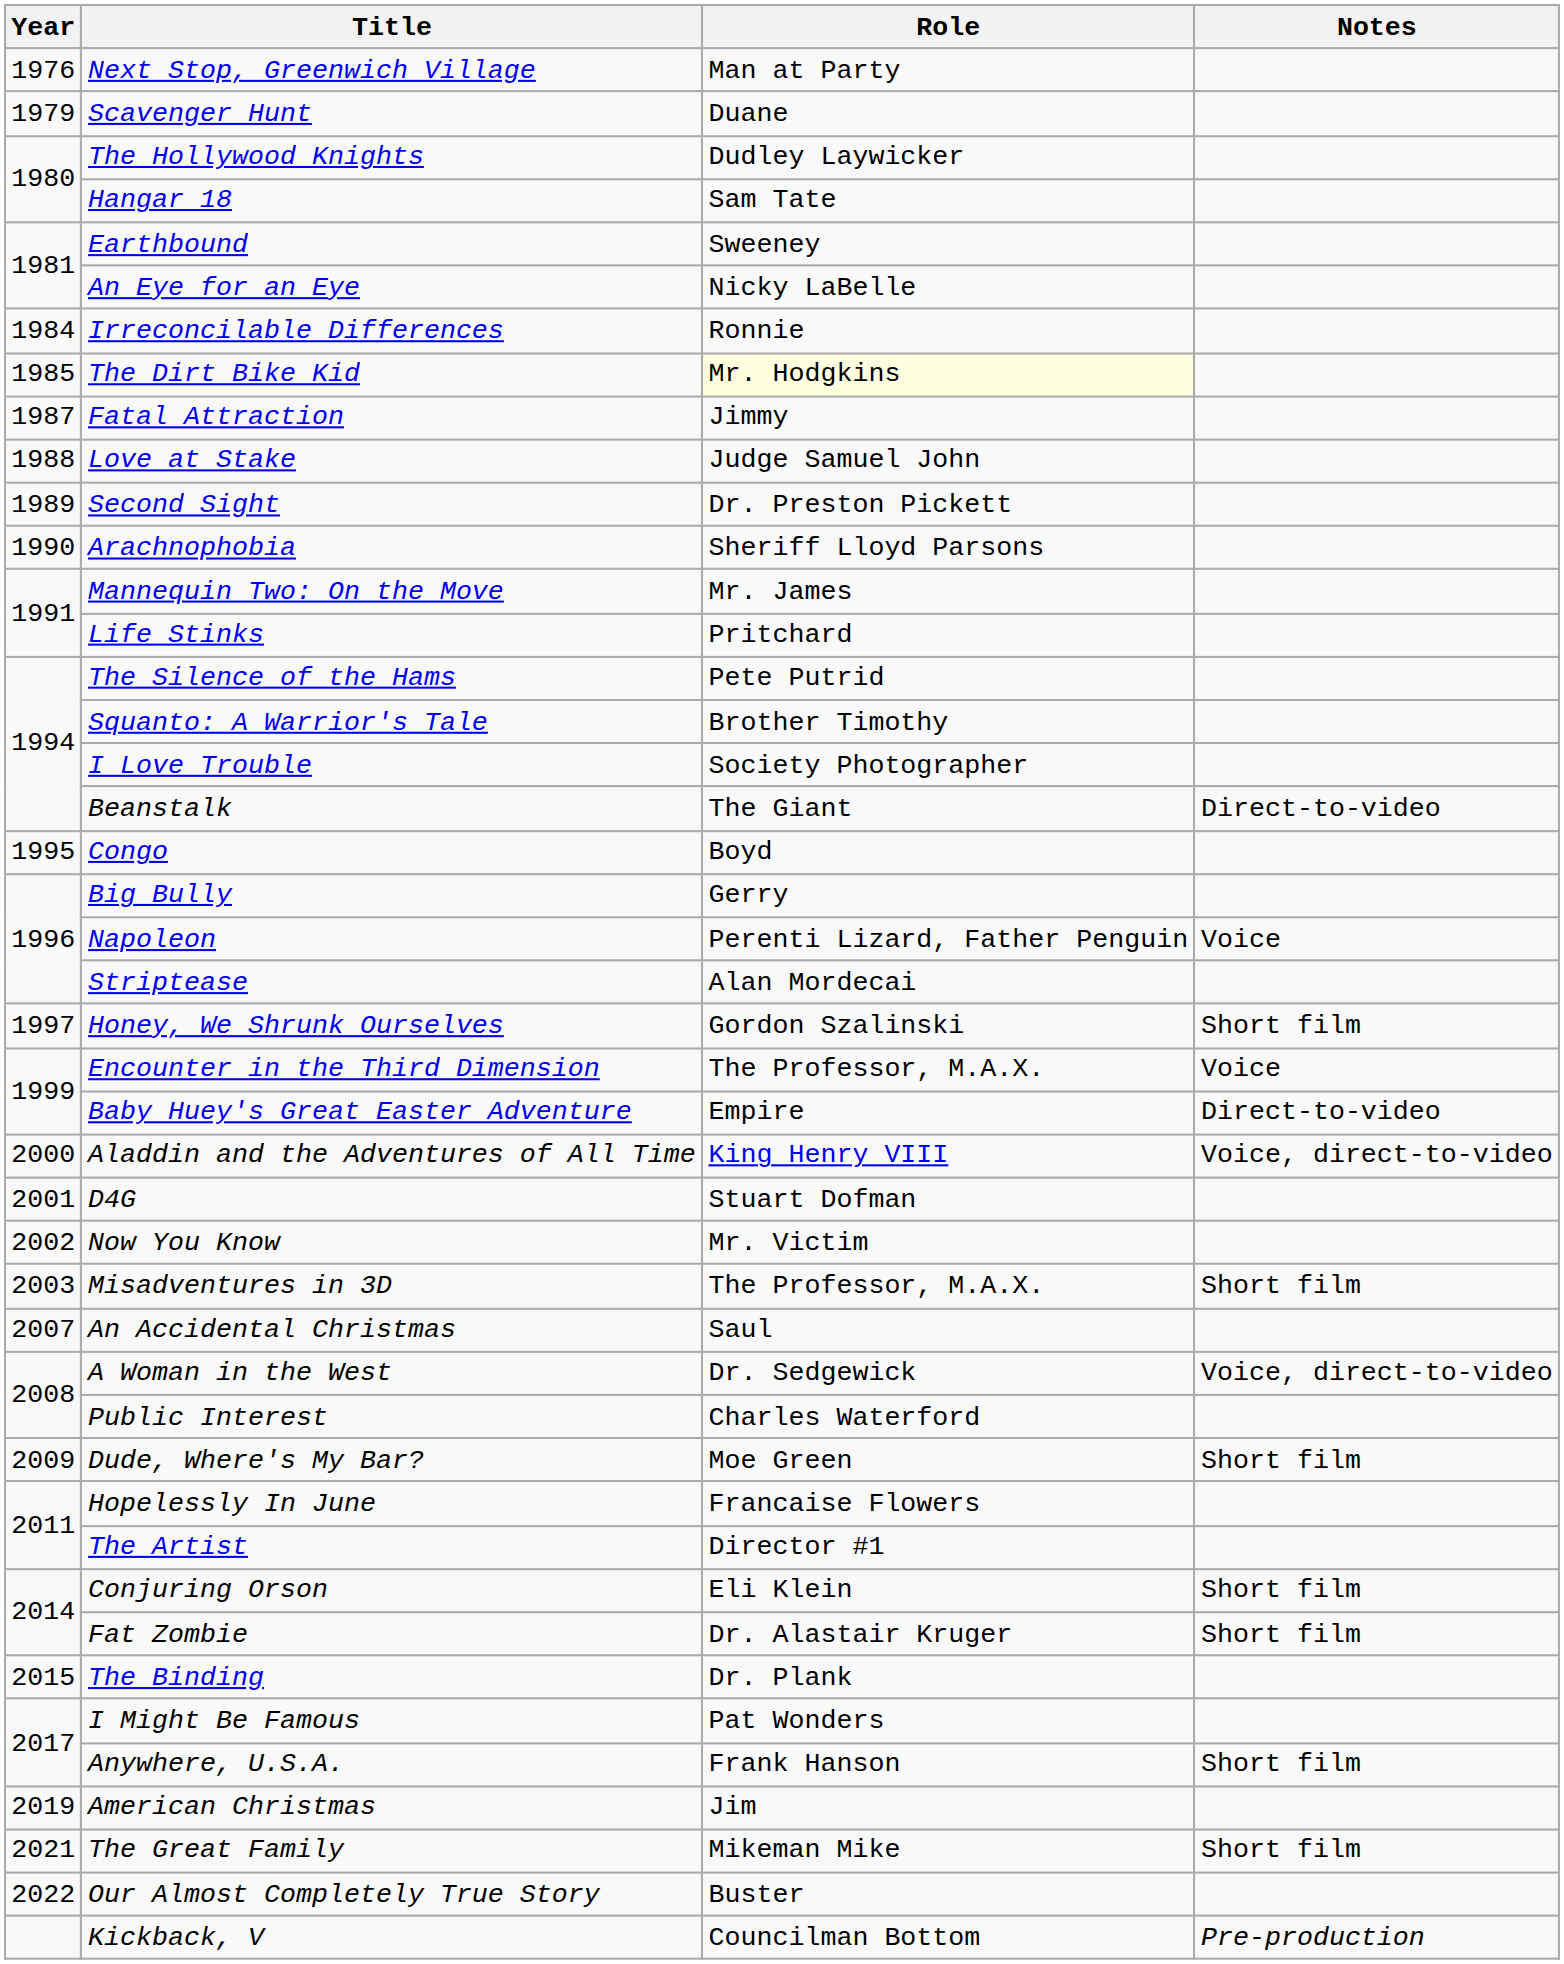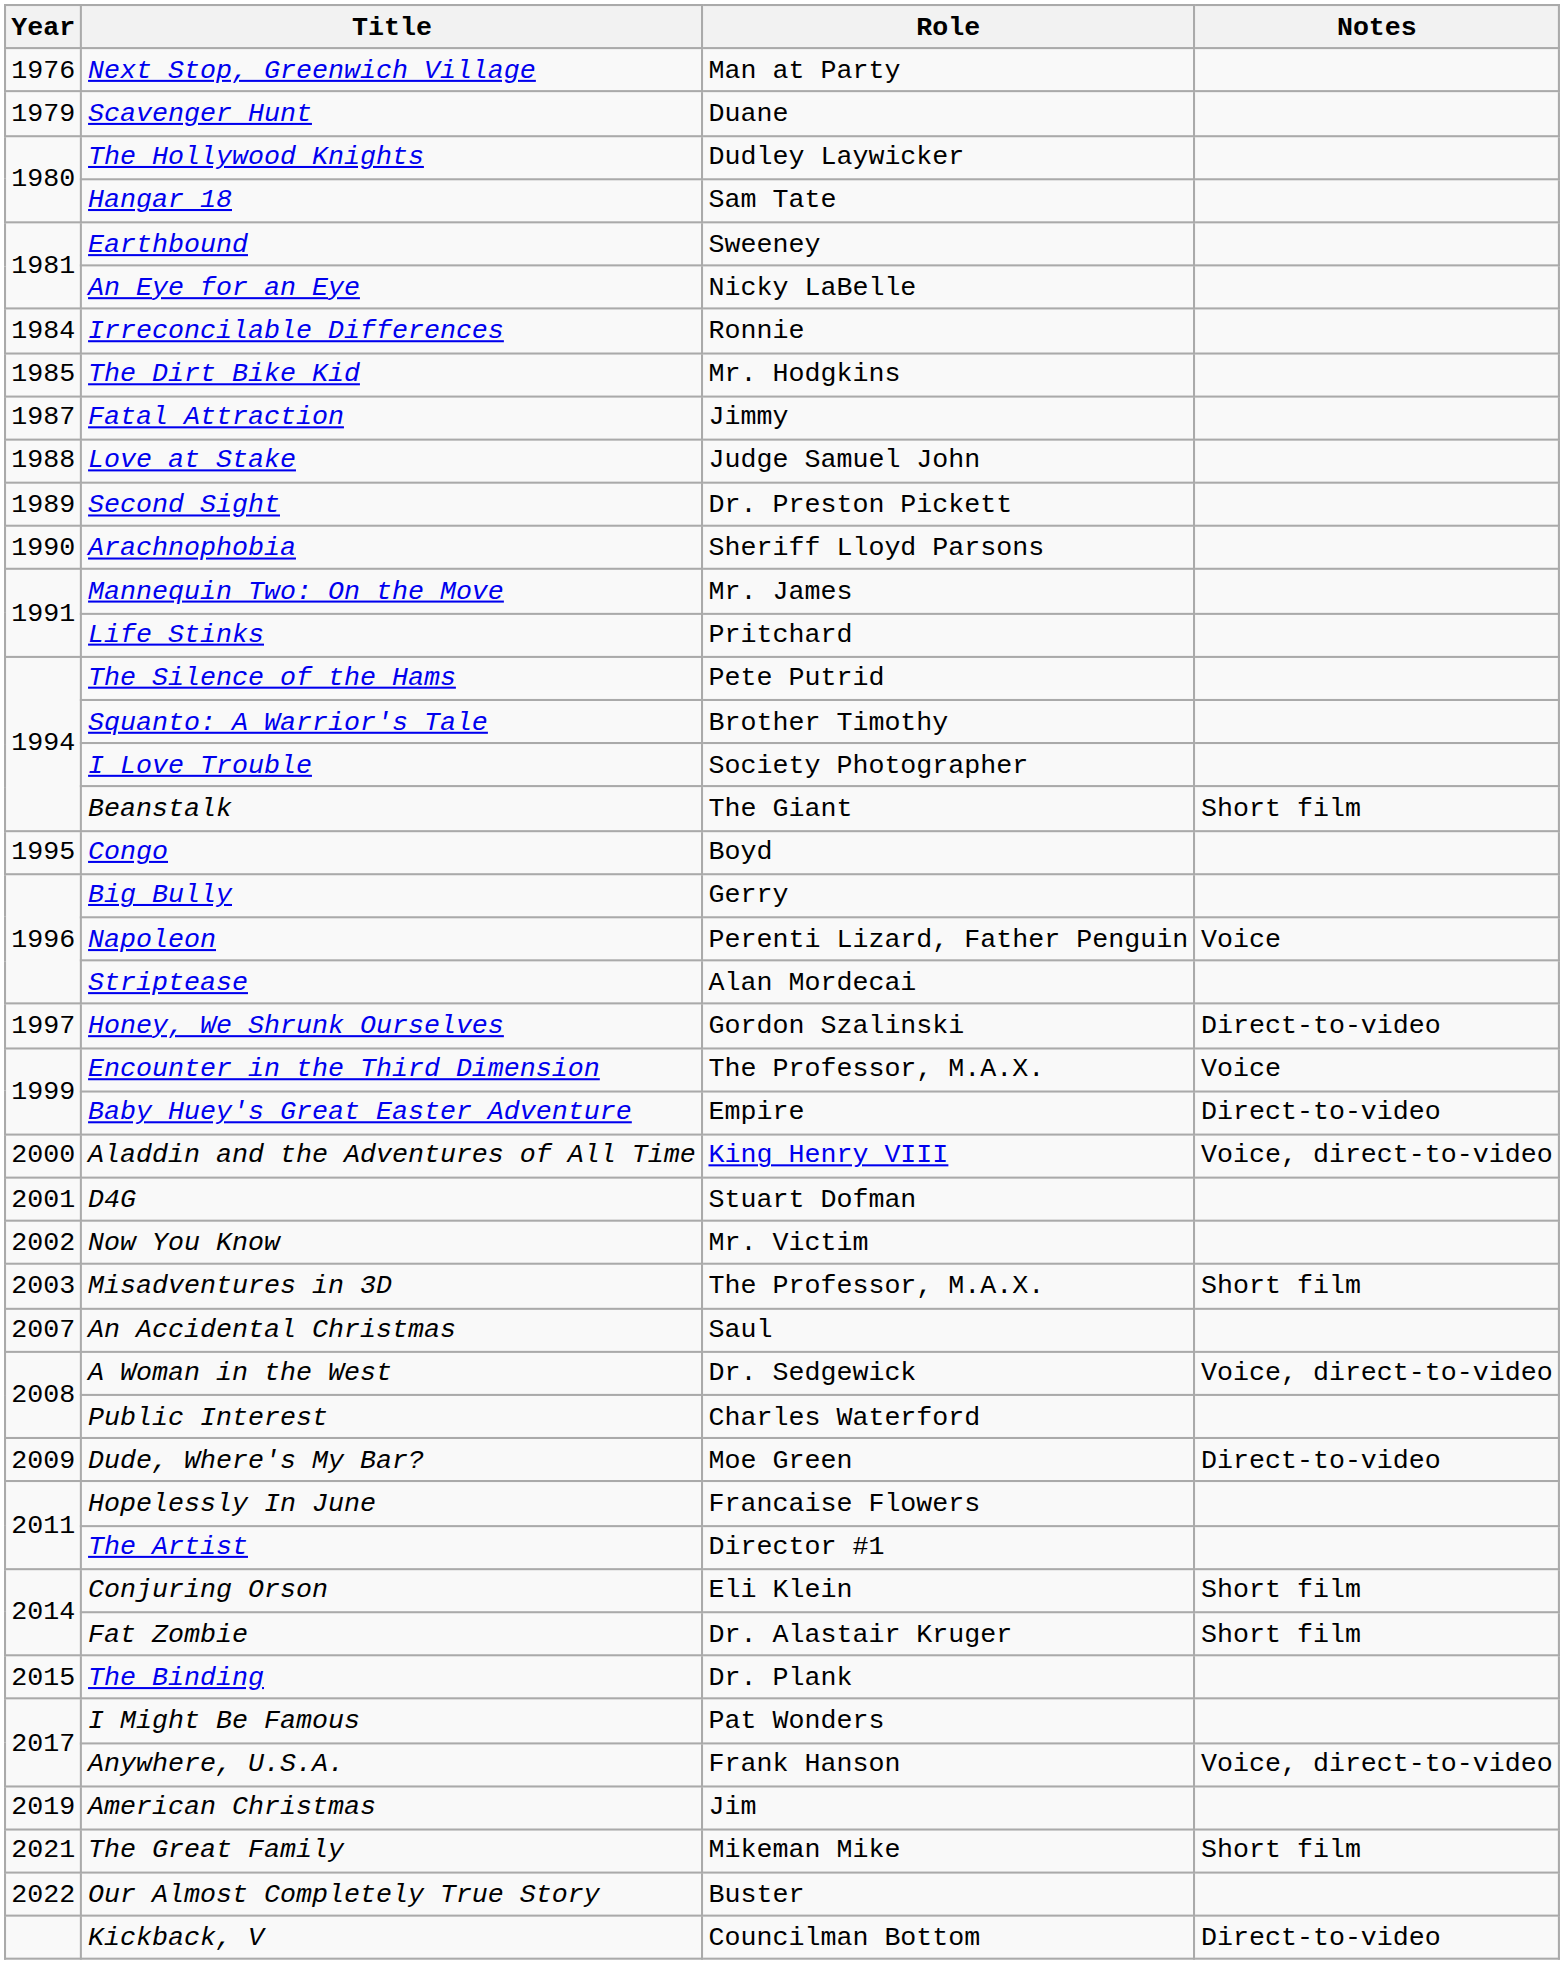(804, 374) lightyellow background -> (804, 374) no background
(1321, 809) Direct-to-video -> (1281, 809) Short film
(1281, 1026) Short film -> (1321, 1026) Direct-to-video
(1281, 1460) Short film -> (1321, 1460) Direct-to-video
(1281, 1764) Short film -> (1377, 1764) Voice, direct-to-video
(1313, 1938) Pre-production -> (1321, 1938) Direct-to-video
